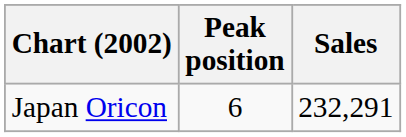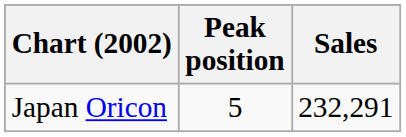(235, 107) 6 -> (235, 107) 5
